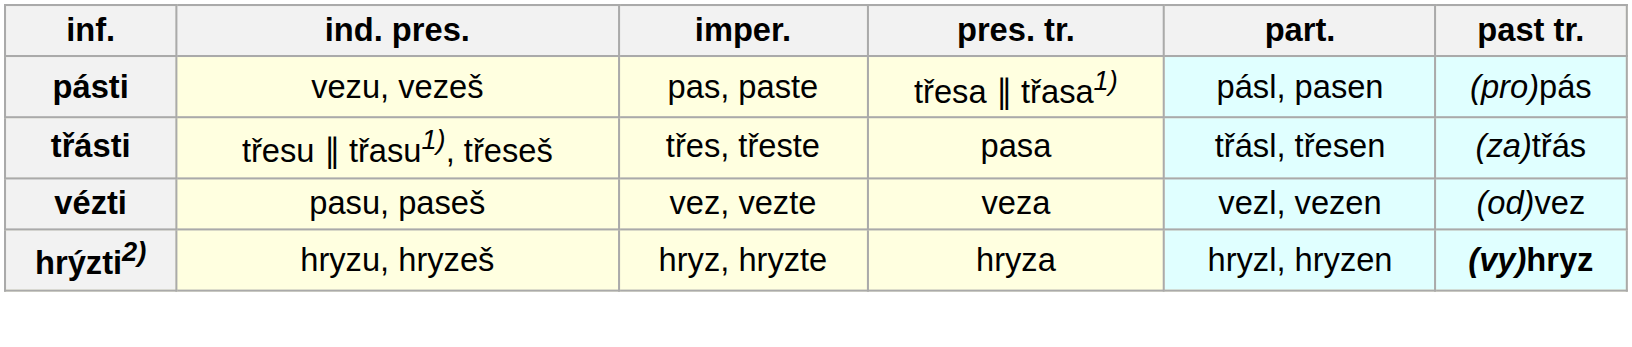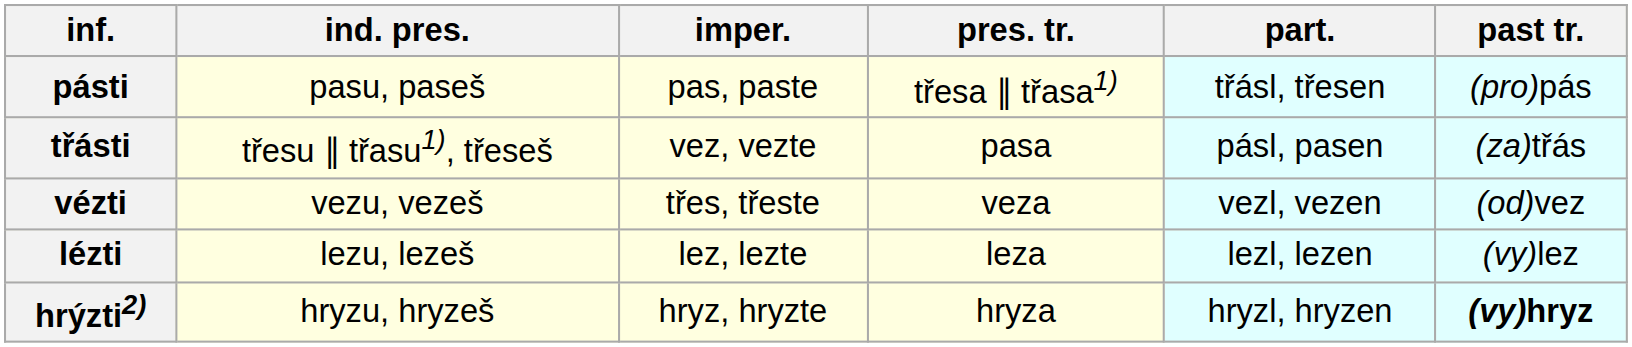(397, 86) vezu, vezeš -> (397, 86) pasu, paseš
(1300, 86) pásl, pasen -> (1300, 86) třásl, třesen
(743, 147) třes, třeste -> (743, 147) vez, vezte
(1300, 147) třásl, třesen -> (1300, 147) pásl, pasen
(397, 203) pasu, paseš -> (397, 203) vezu, vezeš
(743, 203) vez, vezte -> (743, 203) třes, třeste
+ row: (91, 255)
